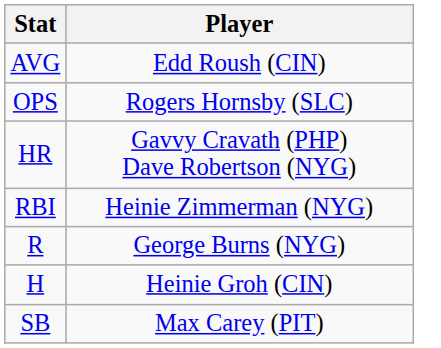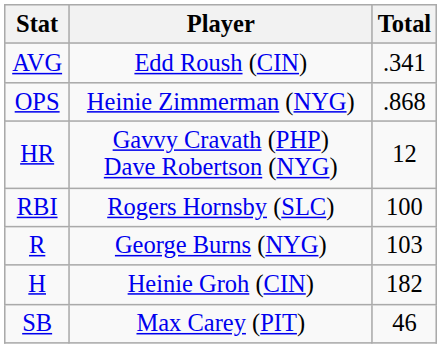+ column: (404, 23)
(239, 101) Rogers Hornsby (SLC) -> (221, 101) Heinie Zimmerman (NYG)
(239, 206) Heinie Zimmerman (NYG) -> (221, 206) Rogers Hornsby (SLC)
